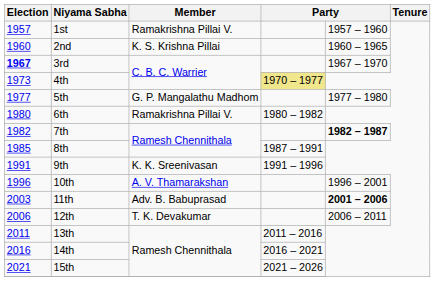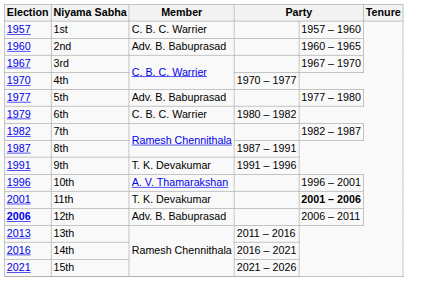(182, 30) Ramakrishna Pillai V. -> (169, 30) C. B. C. Warrier
(176, 47) K. S. Krishna Pillai -> (179, 47) Adv. B. Babuprasad
(19, 64) bold -> (19, 64) normal
(19, 81) 1973 -> (19, 81) 1970
(293, 81) khaki background -> (267, 81) no background
(195, 98) G. P. Mangalathu Madhom -> (179, 98) Adv. B. Babuprasad
(19, 115) 1980 -> (19, 115) 1979
(182, 115) Ramakrishna Pillai V. -> (169, 115) C. B. C. Warrier
(358, 132) bold -> (331, 132) normal
(19, 149) 1985 -> (19, 149) 1987
(175, 166) K. K. Sreenivasan -> (171, 166) T. K. Devakumar
(19, 200) 2003 -> (19, 200) 2001
(179, 200) Adv. B. Babuprasad -> (171, 200) T. K. Devakumar
(19, 217) normal -> (19, 217) bold
(171, 217) T. K. Devakumar -> (179, 217) Adv. B. Babuprasad
(18, 234) 2011 -> (19, 234) 2013
